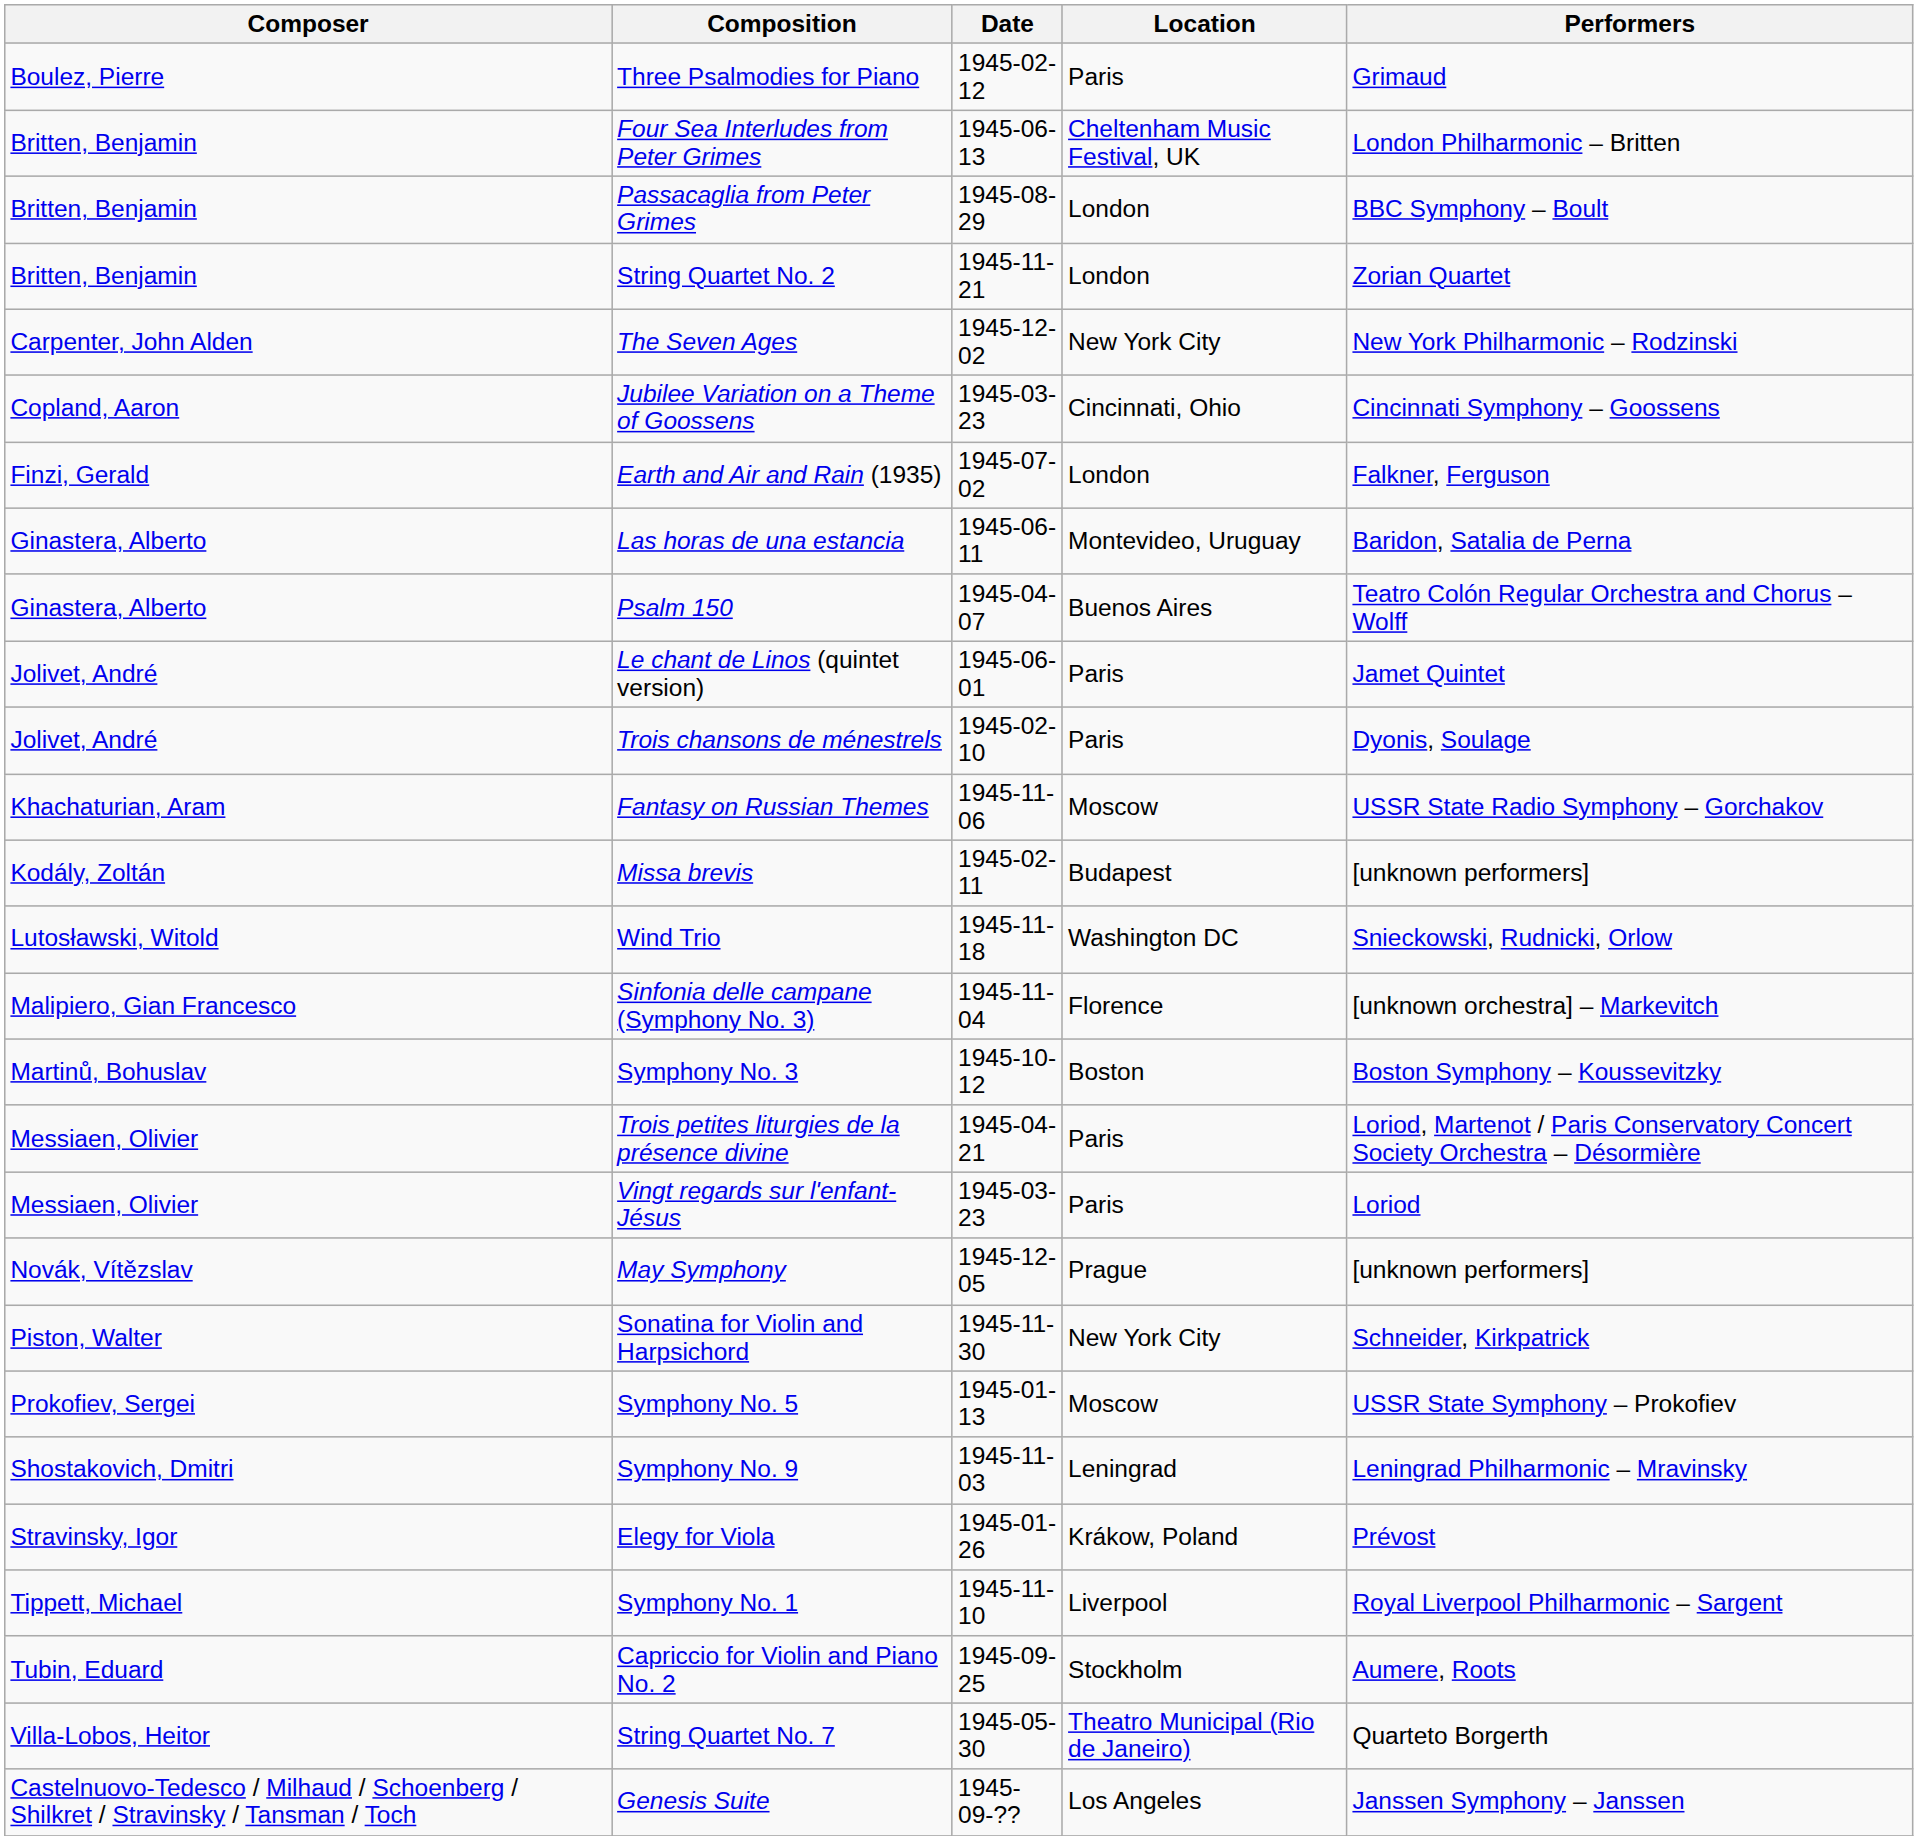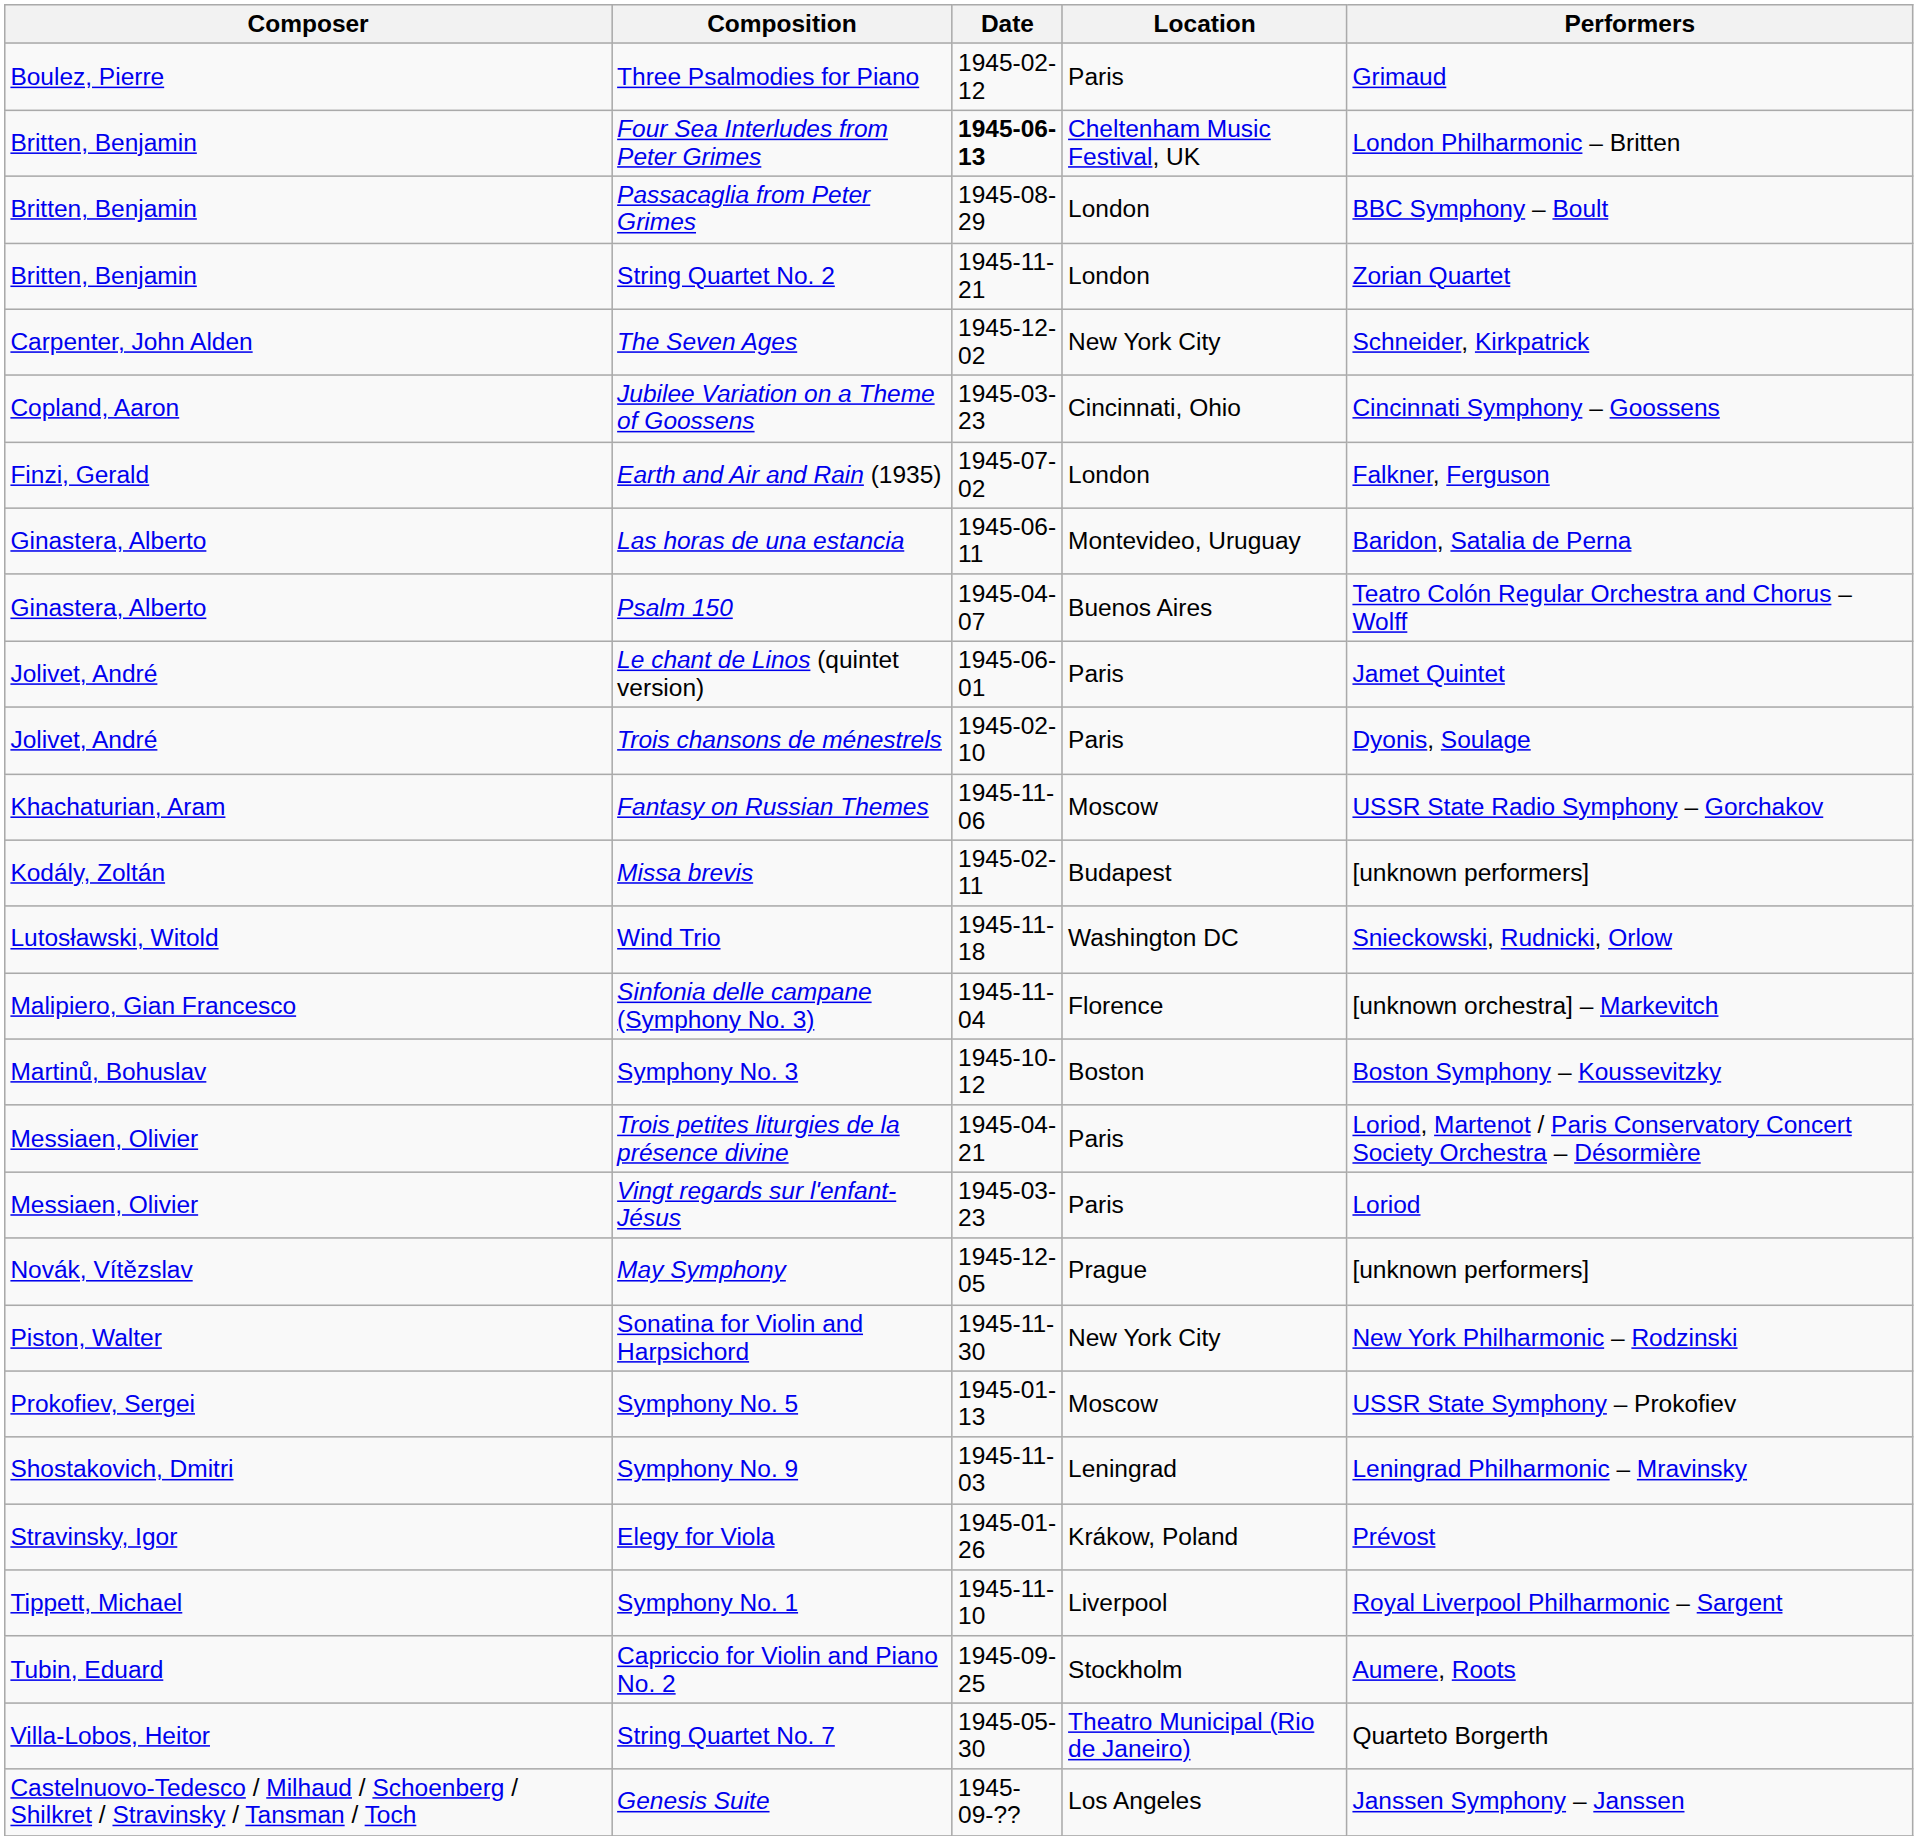(1007, 142) normal -> (1007, 142) bold
(1545, 341) New York Philharmonic – Rodzinski -> (1471, 341) Schneider, Kirkpatrick
(1471, 1337) Schneider, Kirkpatrick -> (1545, 1337) New York Philharmonic – Rodzinski
